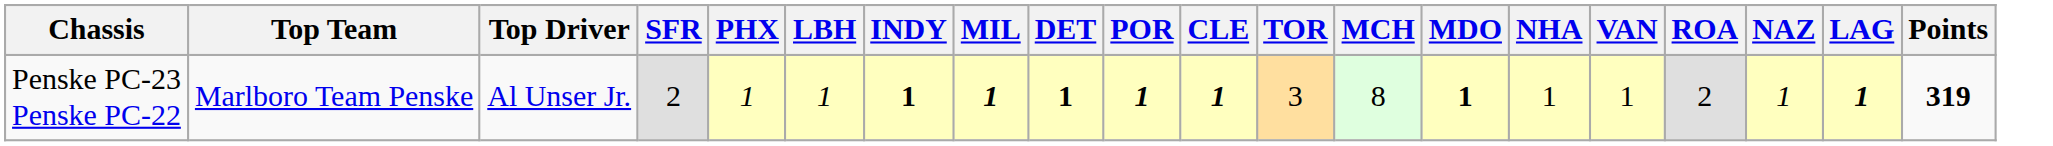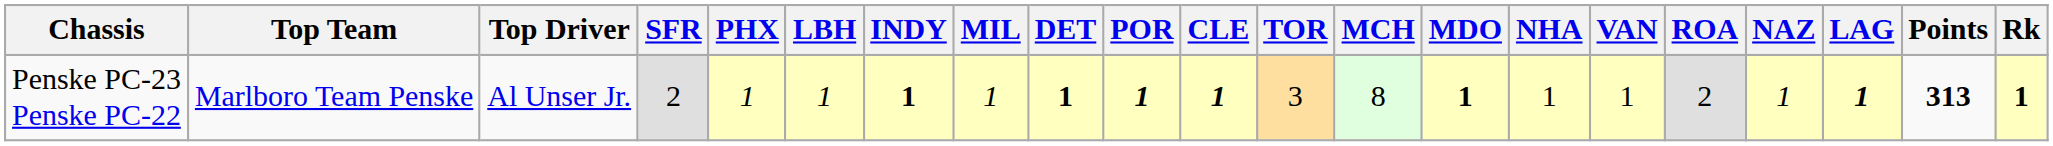+ column: (2021, 29)
(991, 96) bold -> (991, 96) normal
(1948, 96) 319 -> (1948, 96) 313
